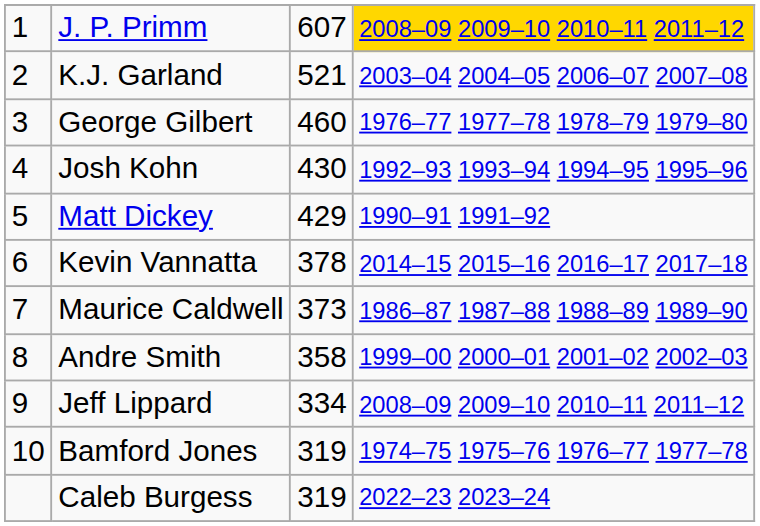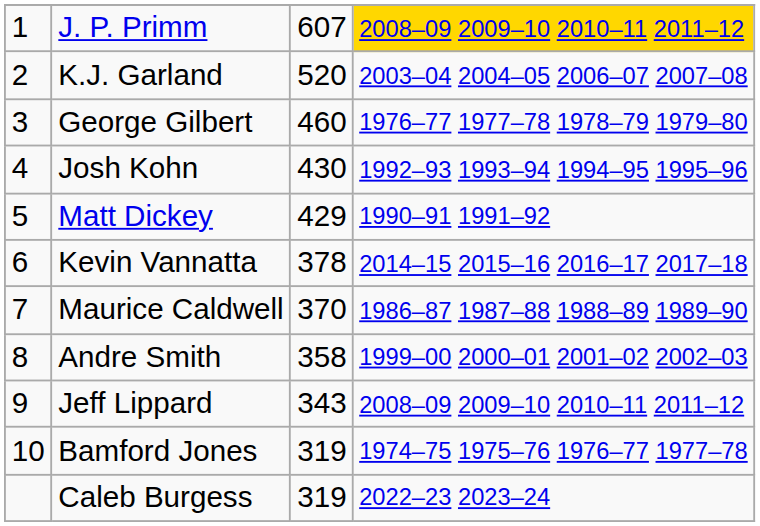(322, 74) 521 -> (322, 74) 520
(322, 309) 373 -> (322, 309) 370
(322, 403) 334 -> (322, 403) 343
